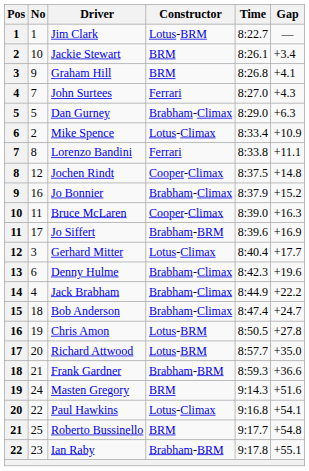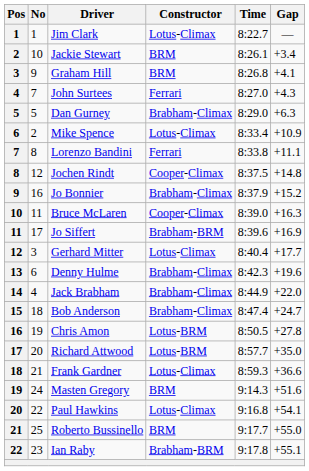(178, 34) Lotus-BRM -> (182, 34) Lotus-Climax
(288, 291) +22.2 -> (288, 291) +22.0
(186, 370) Brabham-BRM -> (182, 370) Lotus-Climax
(288, 430) +54.8 -> (288, 430) +55.0
